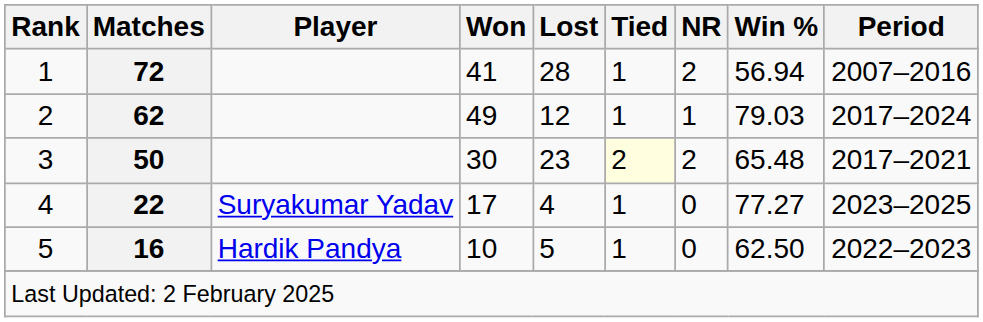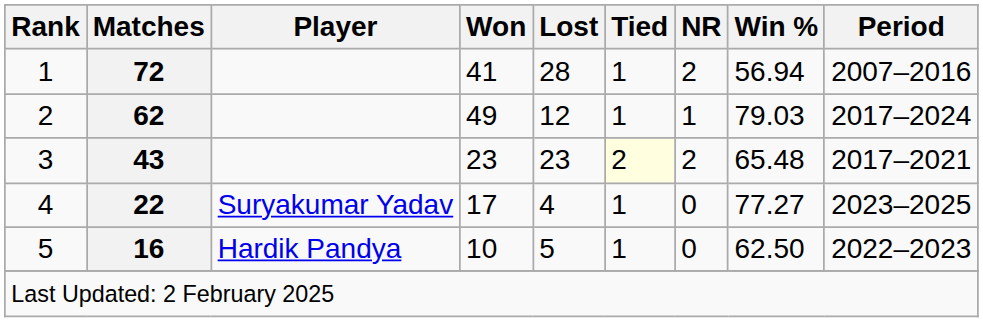(149, 159) 50 -> (149, 159) 43
(482, 159) 30 -> (482, 159) 23
